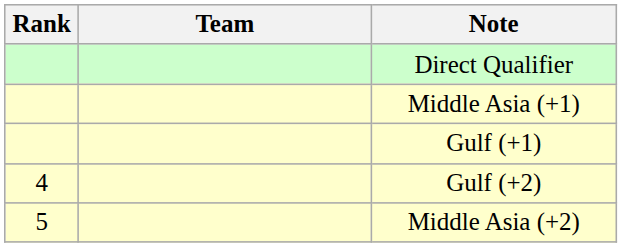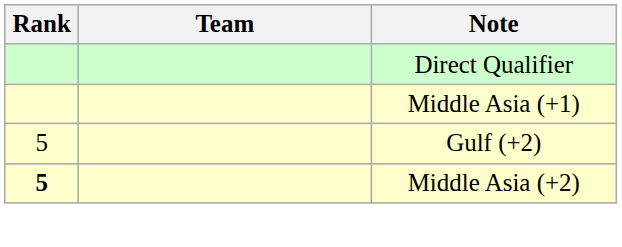- row: (494, 143)
(42, 182) 4 -> (42, 143) 5
(42, 222) normal -> (42, 182) bold
